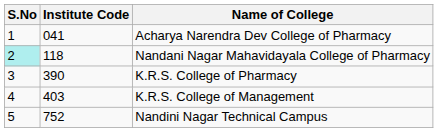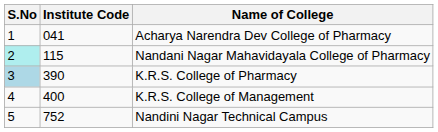(53, 55) 118 -> (53, 55) 115
(11, 76) no background -> (11, 76) lightblue background
(54, 96) 403 -> (54, 96) 400
